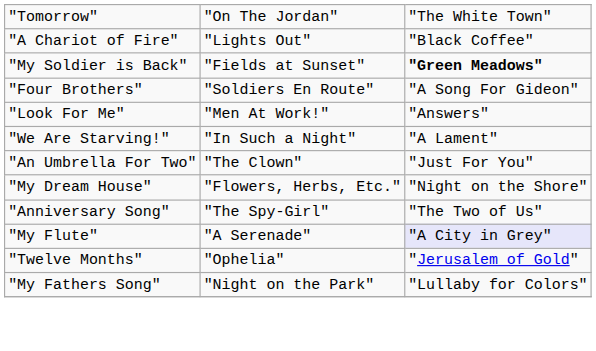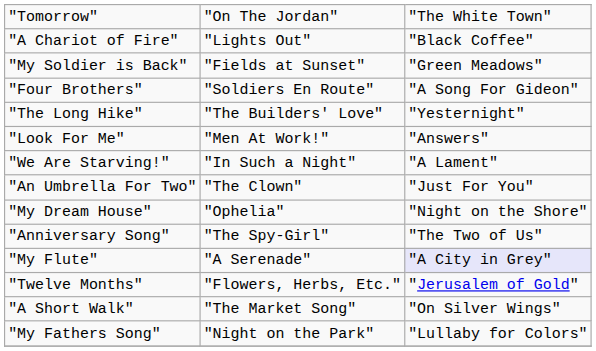(475, 65) bold -> (475, 65) normal
+ row: (75, 114)
(302, 187) "Flowers, Herbs, Etc." -> (244, 212) "Ophelia"
(244, 260) "Ophelia" -> (302, 285) "Flowers, Herbs, Etc."
+ row: (71, 309)
